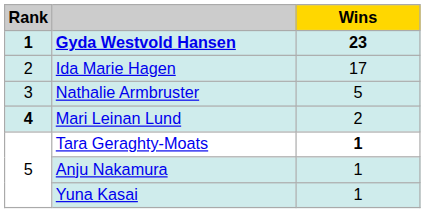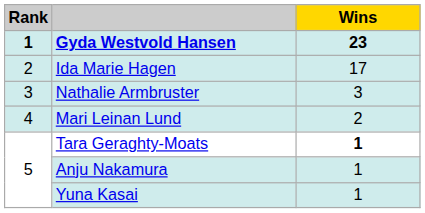(358, 93) 5 -> (358, 93) 3
(28, 119) bold -> (28, 119) normal
